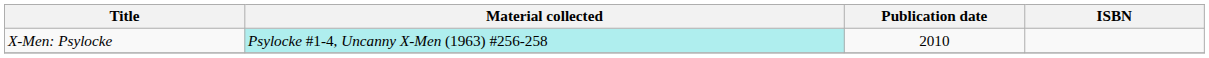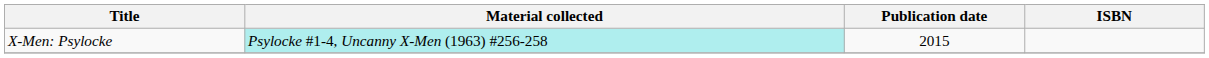(934, 40) 2010 -> (934, 40) 2015
